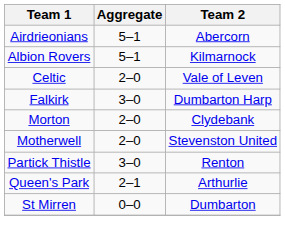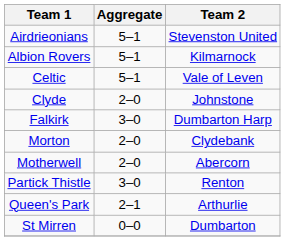(223, 36) Abercorn -> (223, 36) Stevenston United
(130, 78) 2–0 -> (130, 78) 5–1
+ row: (49, 99)
(223, 141) Stevenston United -> (223, 162) Abercorn
